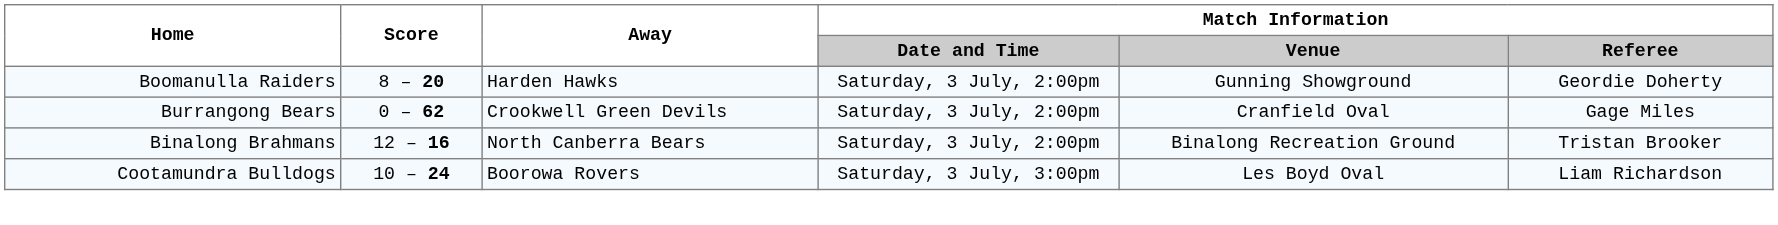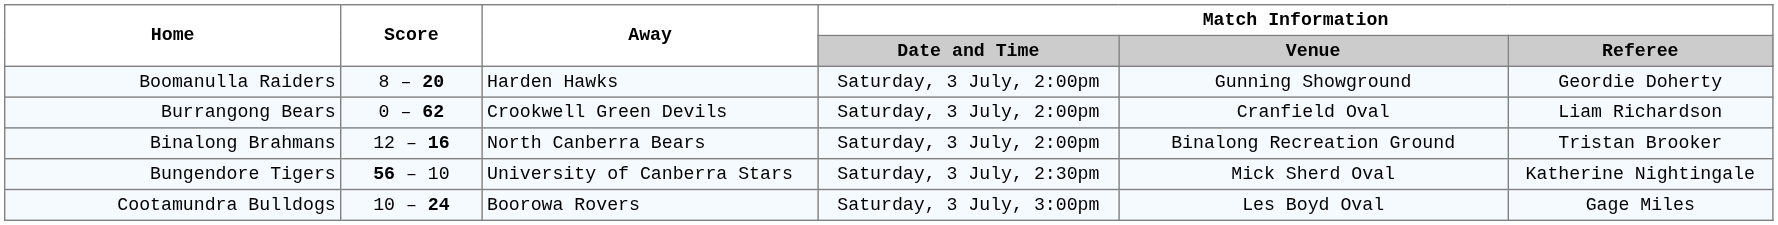(1640, 112) Gage Miles -> (1640, 112) Liam Richardson
+ row: (243, 174)
(1640, 174) Liam Richardson -> (1640, 205) Gage Miles
